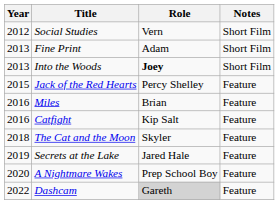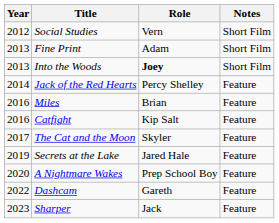(18, 84) 2015 -> (18, 84) 2014
(18, 137) 2018 -> (18, 137) 2017
(157, 191) lightgrey background -> (157, 191) no background
+ row: (53, 208)
